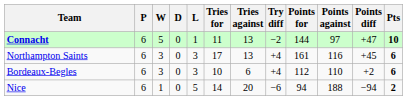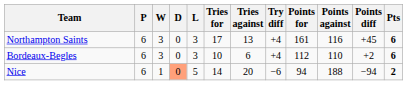- row: (28, 39)
(178, 87) no background -> (178, 71) lightsalmon background
